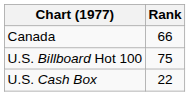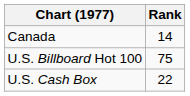(165, 36) 66 -> (165, 36) 14
